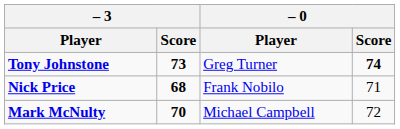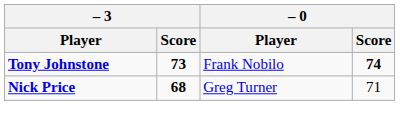(240, 64) Greg Turner -> (243, 64) Frank Nobilo
(243, 87) Frank Nobilo -> (240, 87) Greg Turner
- row: (57, 111)
